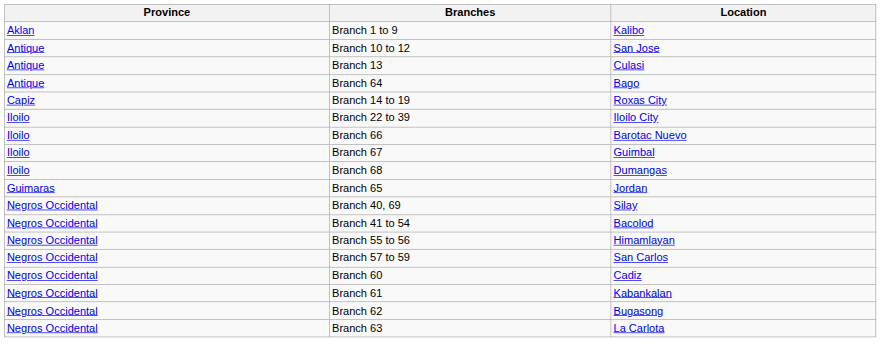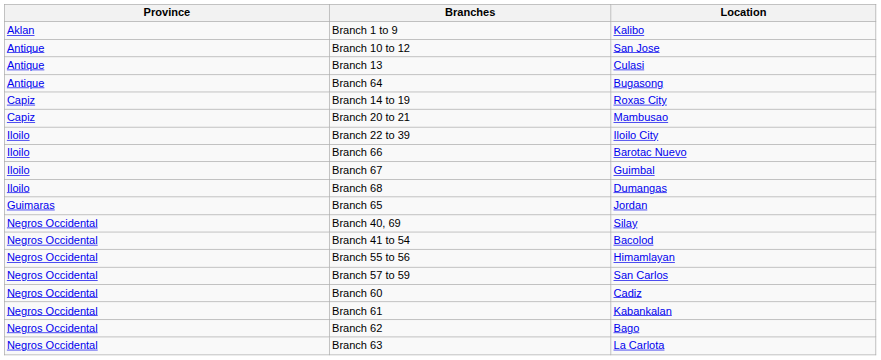(626, 83) Bago -> (638, 83) Bugasong
+ row: (371, 118)
(638, 310) Bugasong -> (626, 328) Bago
